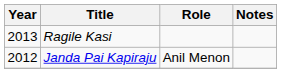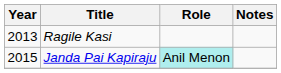(22, 57) 2012 -> (22, 57) 2015
(196, 57) no background -> (196, 57) paleturquoise background
